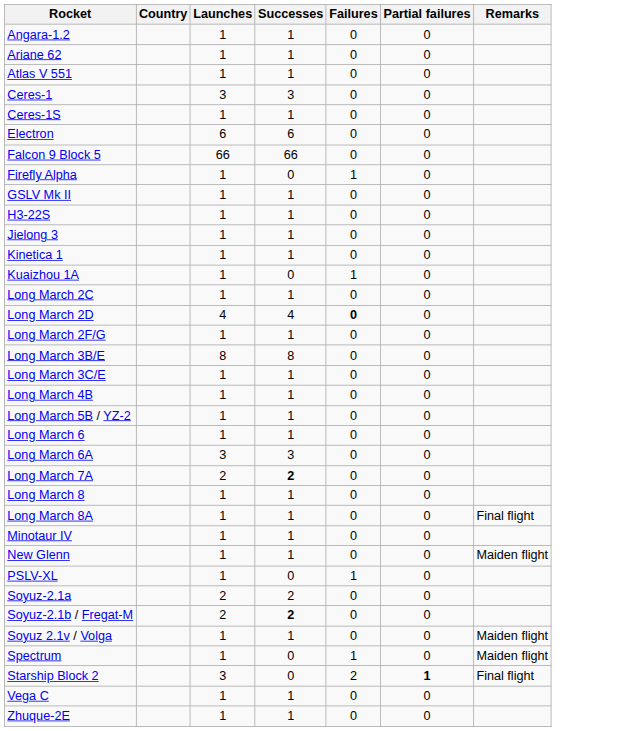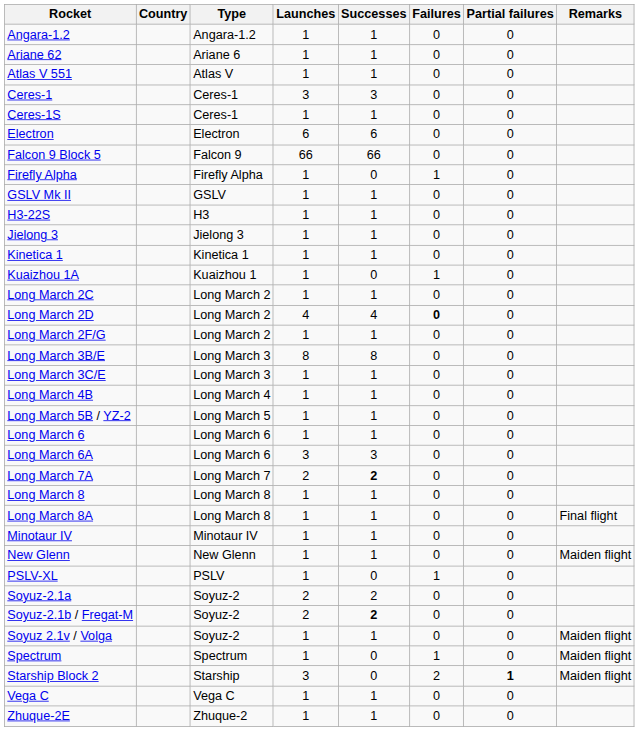+ column: (232, 14)
(505, 676) Final flight -> (595, 676) Maiden flight
